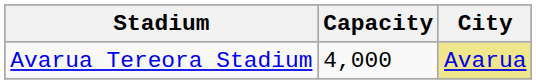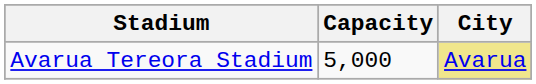(358, 61) 4,000 -> (358, 61) 5,000
